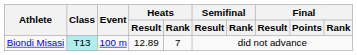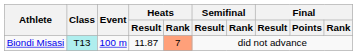(146, 43) 12.89 -> (146, 43) 11.87
(178, 43) no background -> (178, 43) lightsalmon background
